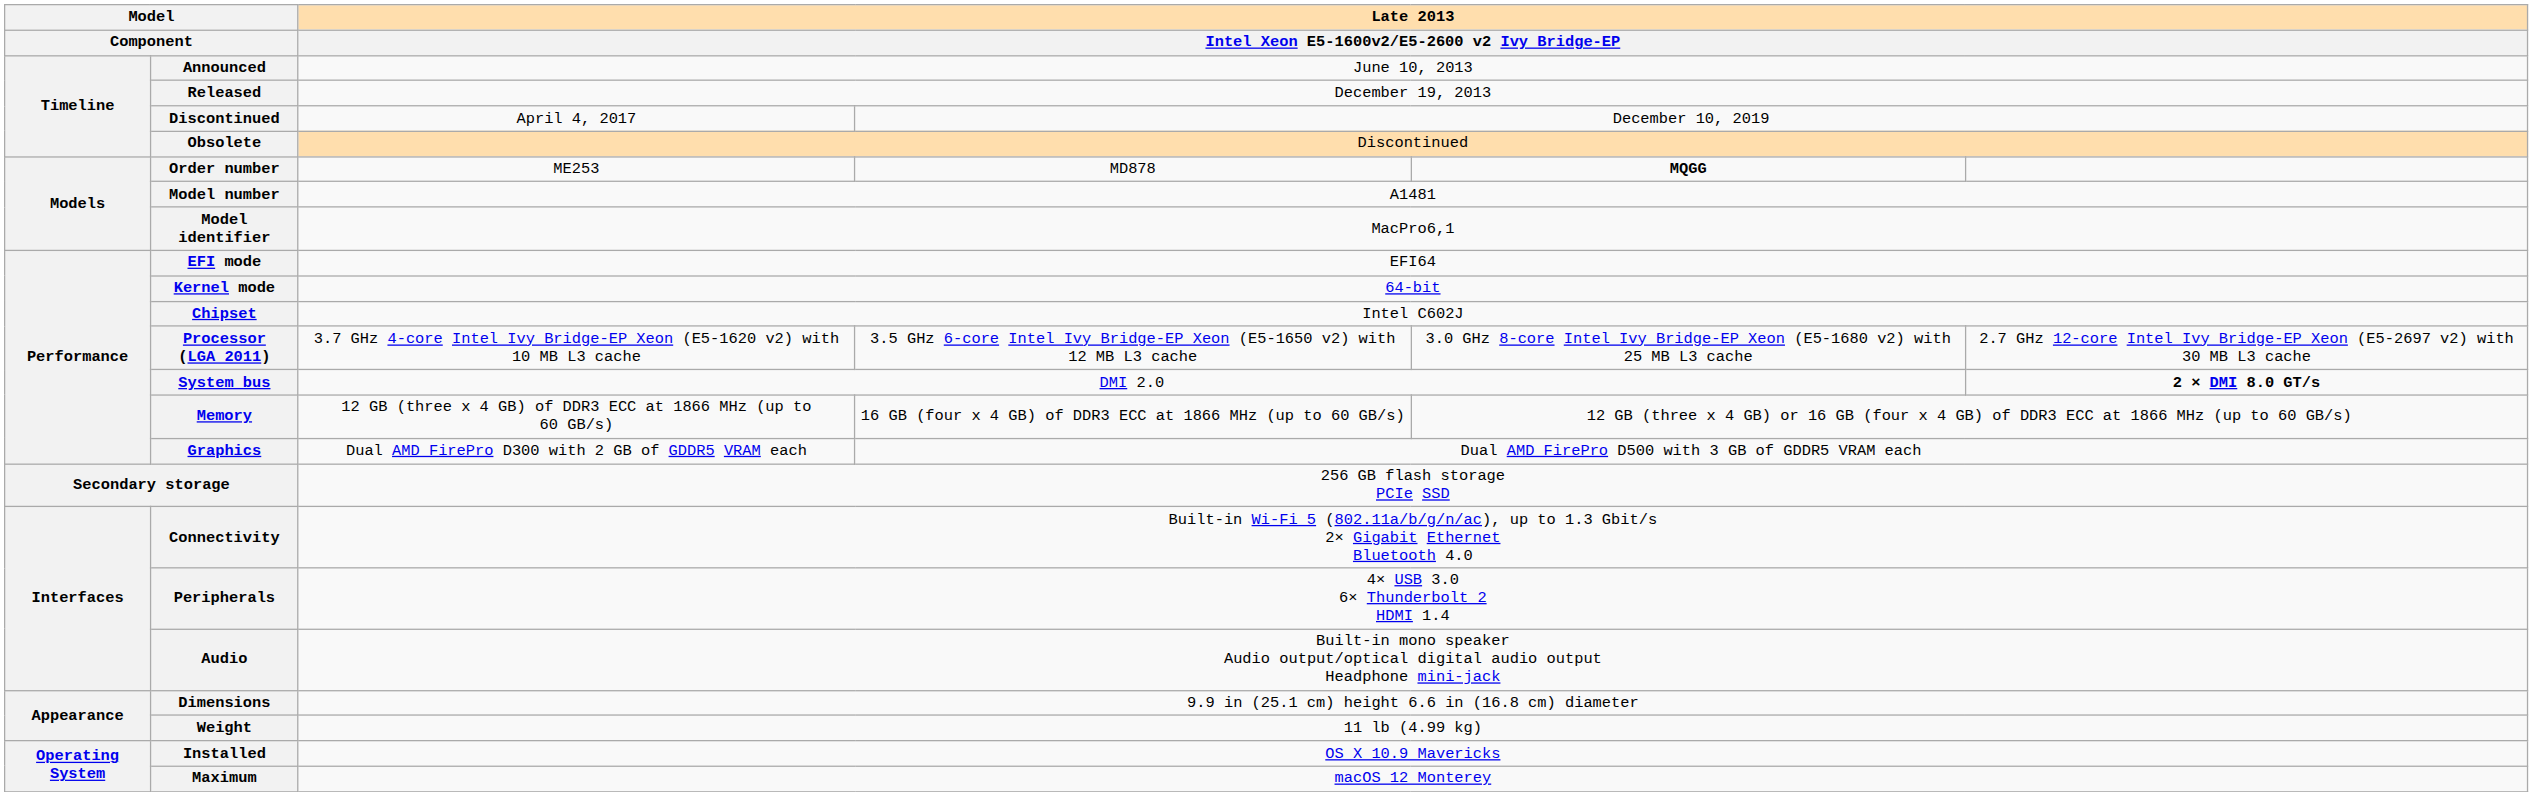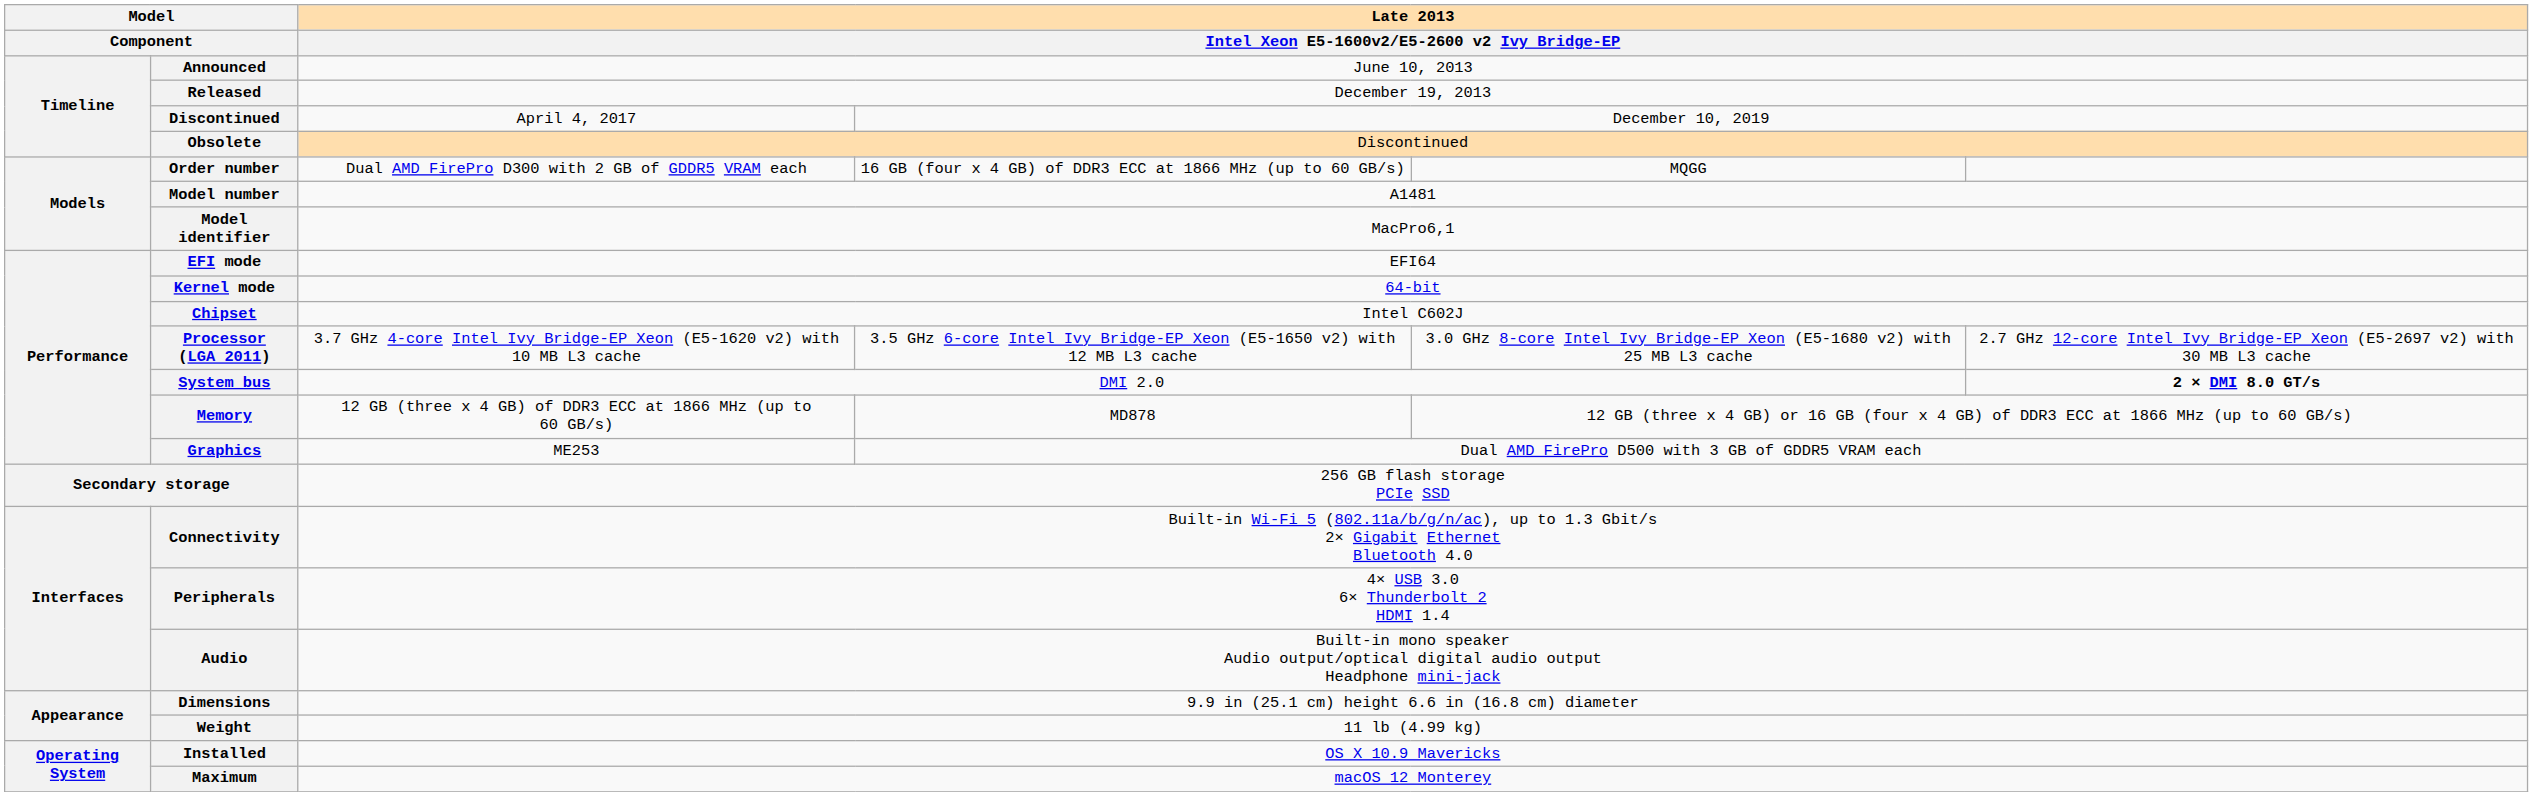(576, 169) ME253 -> (576, 169) Dual AMD FirePro D300 with 2 GB of GDDR5 VRAM each
(1133, 169) MD878 -> (1133, 169) 16 GB (four x 4 GB) of DDR3 ECC at 1866 MHz (up to 60 GB/s)
(1688, 169) bold -> (1688, 169) normal
(1133, 417) 16 GB (four x 4 GB) of DDR3 ECC at 1866 MHz (up to 60 GB/s) -> (1133, 417) MD878
(576, 451) Dual AMD FirePro D300 with 2 GB of GDDR5 VRAM each -> (576, 451) ME253
